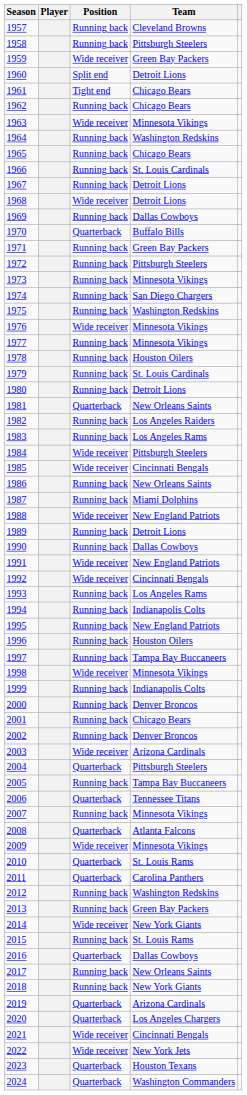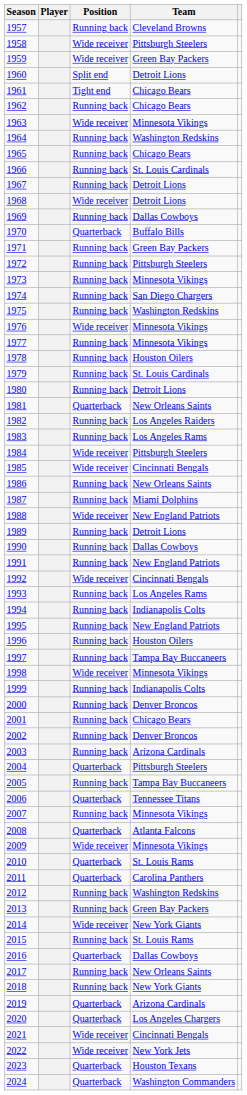(100, 43) Running back -> (100, 43) Wide receiver
(100, 563) Wide receiver -> (100, 563) Running back
(100, 751) Wide receiver -> (100, 751) Running back
